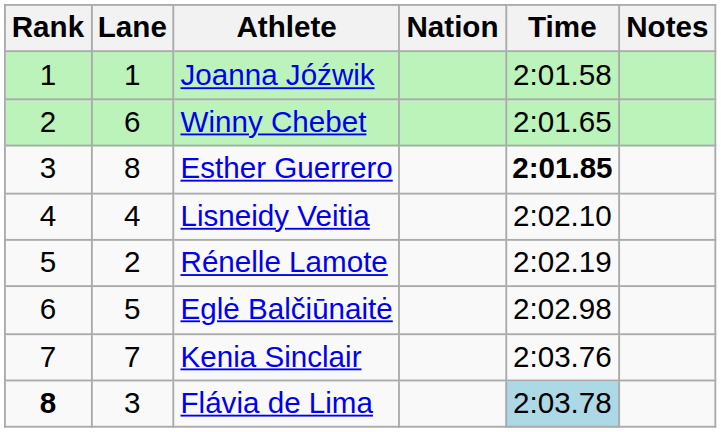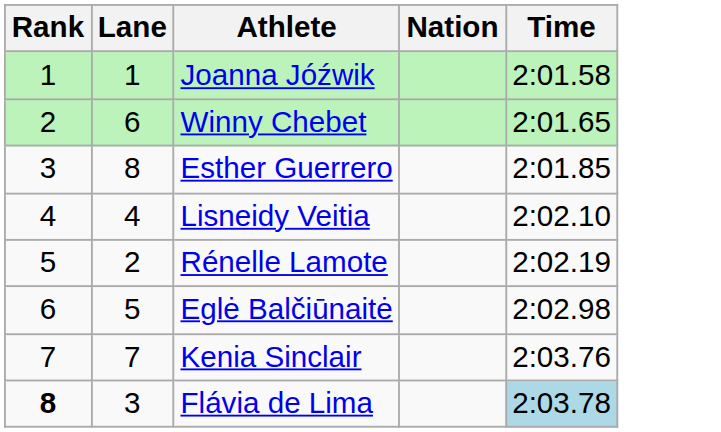- column: (667, 27)
(562, 168) bold -> (562, 168) normal
